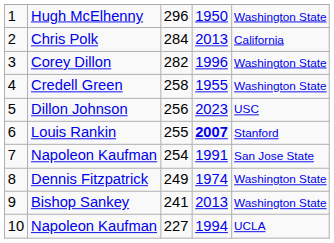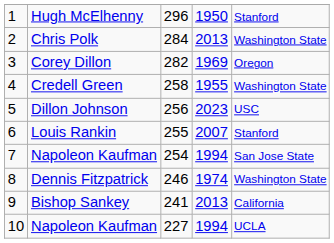(280, 16) Washington State -> (256, 16) Stanford
(259, 39) California -> (280, 39) Washington State
(212, 62) 1996 -> (212, 62) 1969
(280, 63) Washington State -> (254, 63) Oregon
(212, 132) bold -> (212, 132) normal
(212, 156) 1991 -> (212, 156) 1994
(176, 179) 249 -> (176, 179) 246
(280, 203) Washington State -> (259, 203) California
